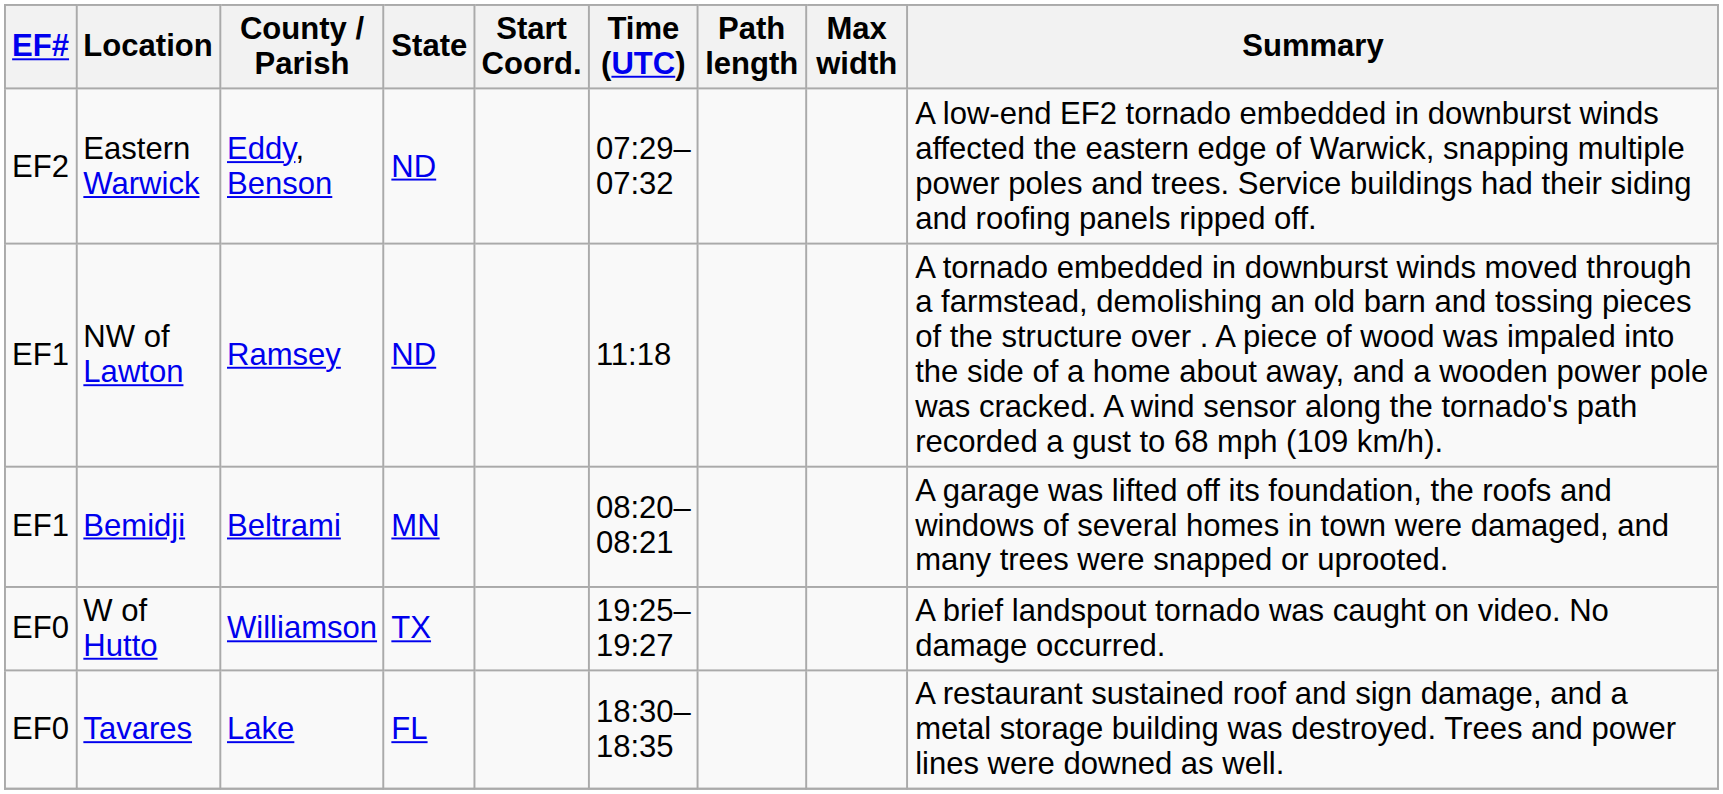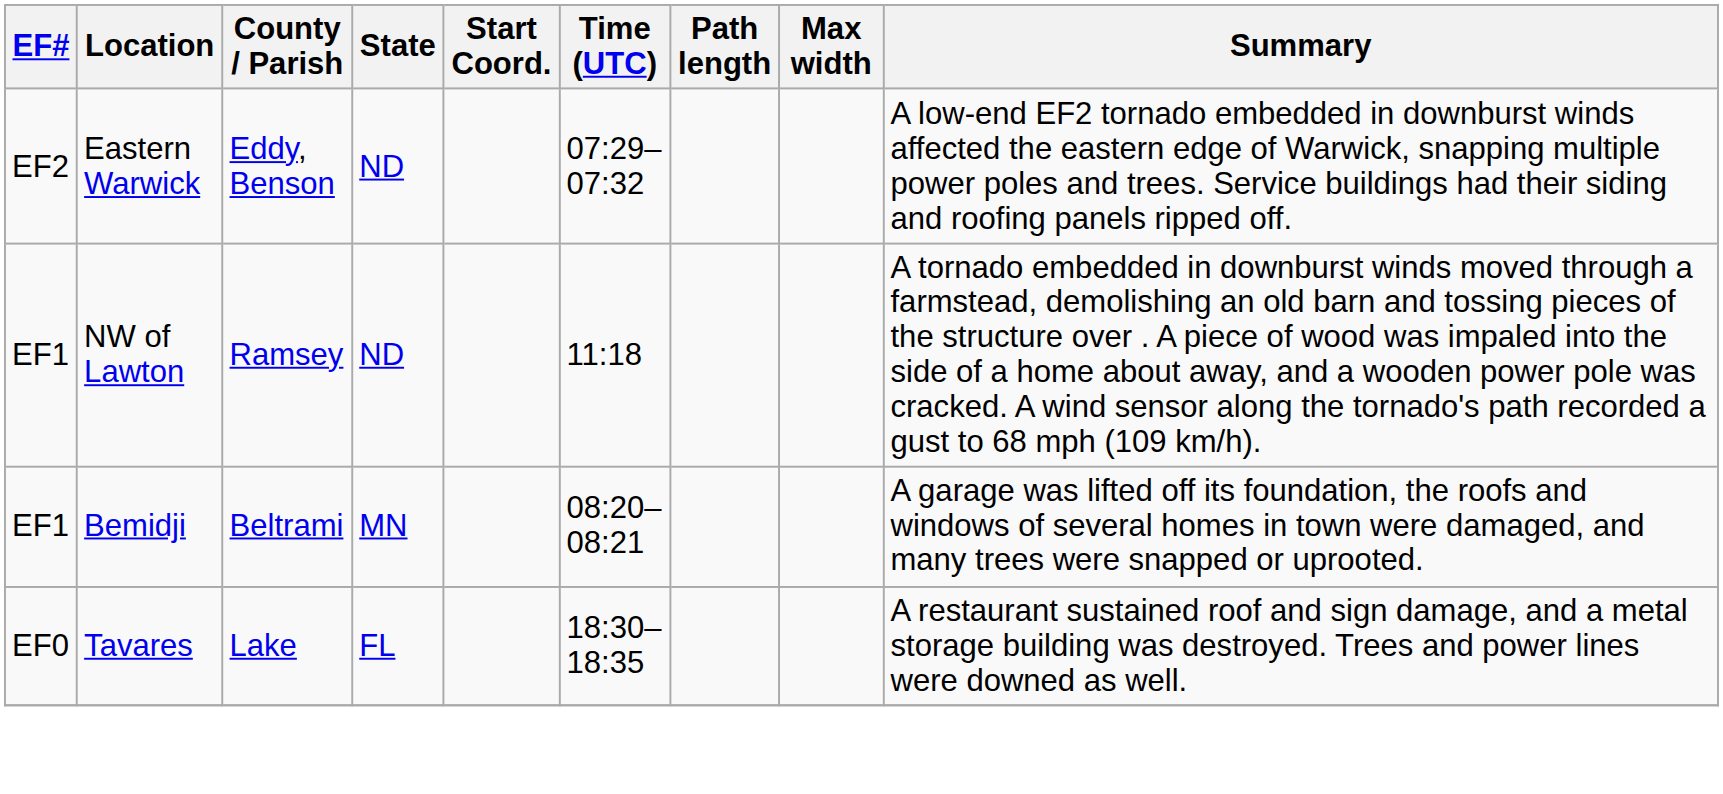- row: (120, 627)
